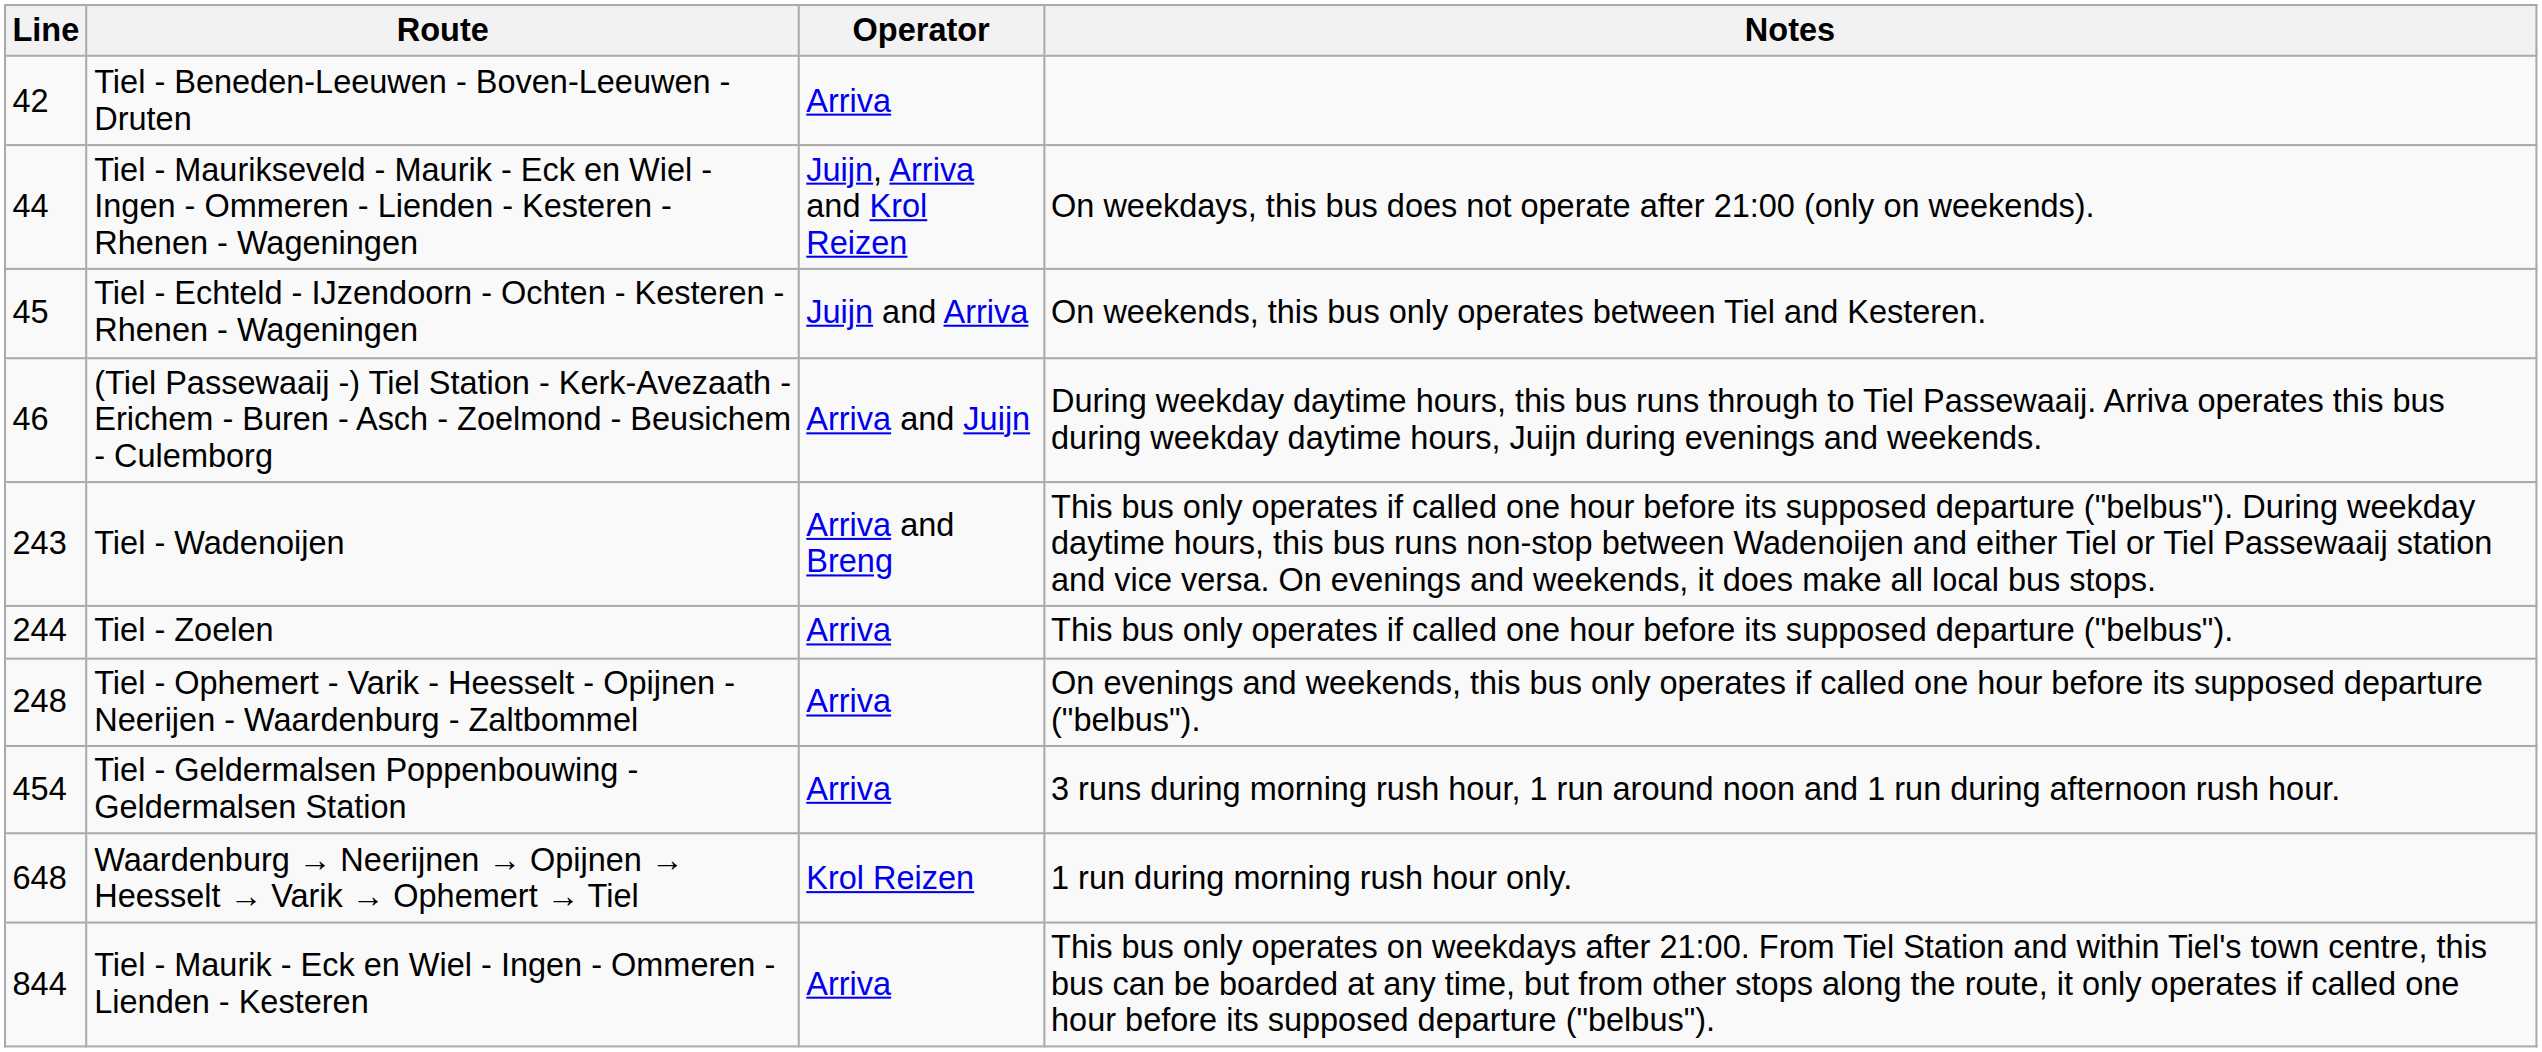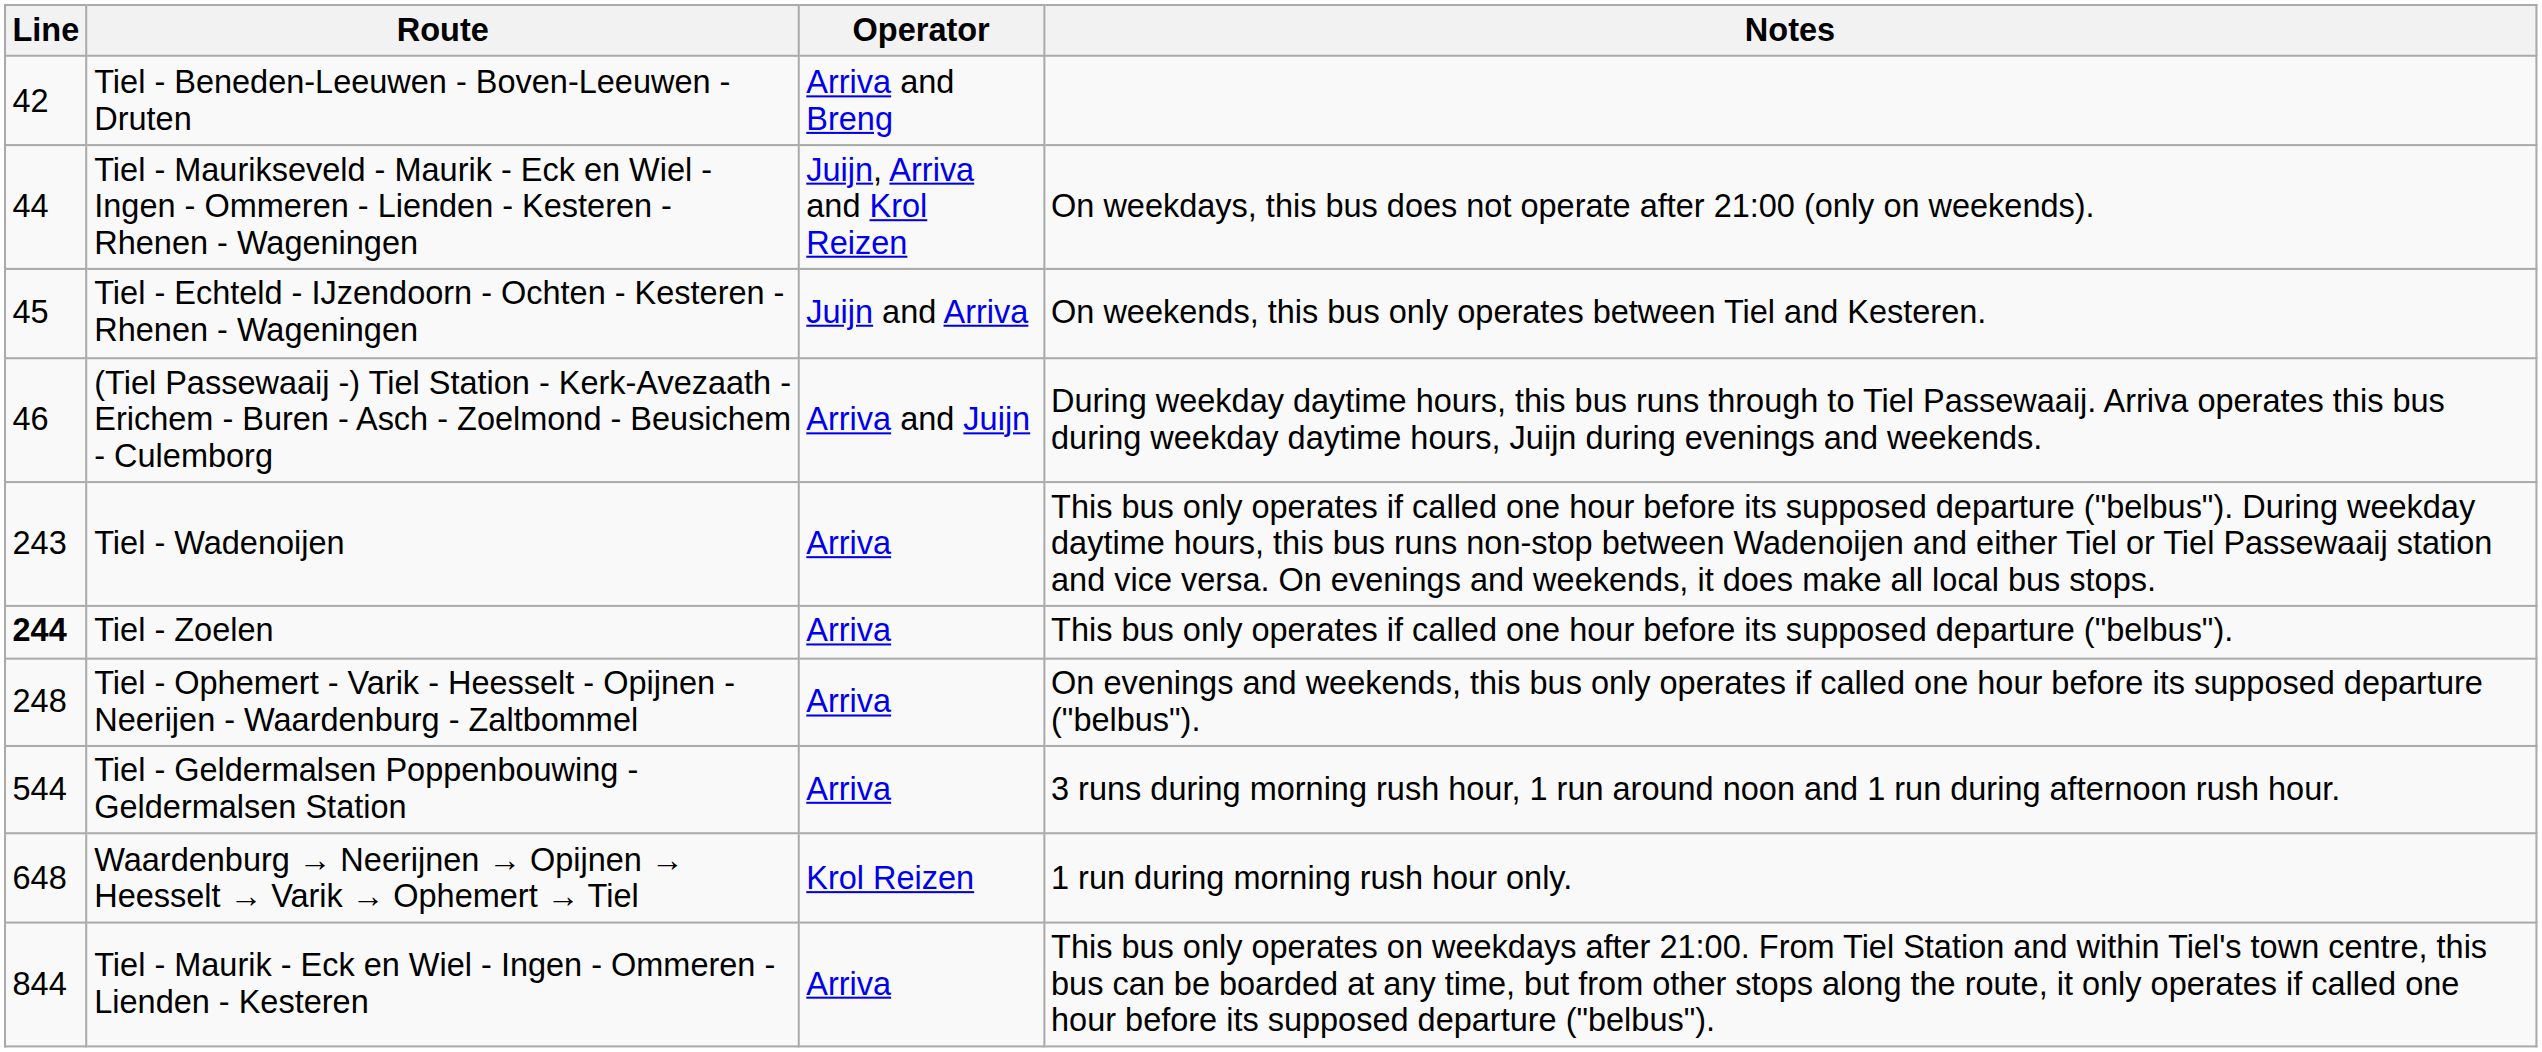(849, 100) Arriva -> (880, 100) Arriva and Breng
(880, 543) Arriva and Breng -> (849, 543) Arriva
(40, 631) normal -> (40, 631) bold
(40, 789) 454 -> (40, 789) 544
